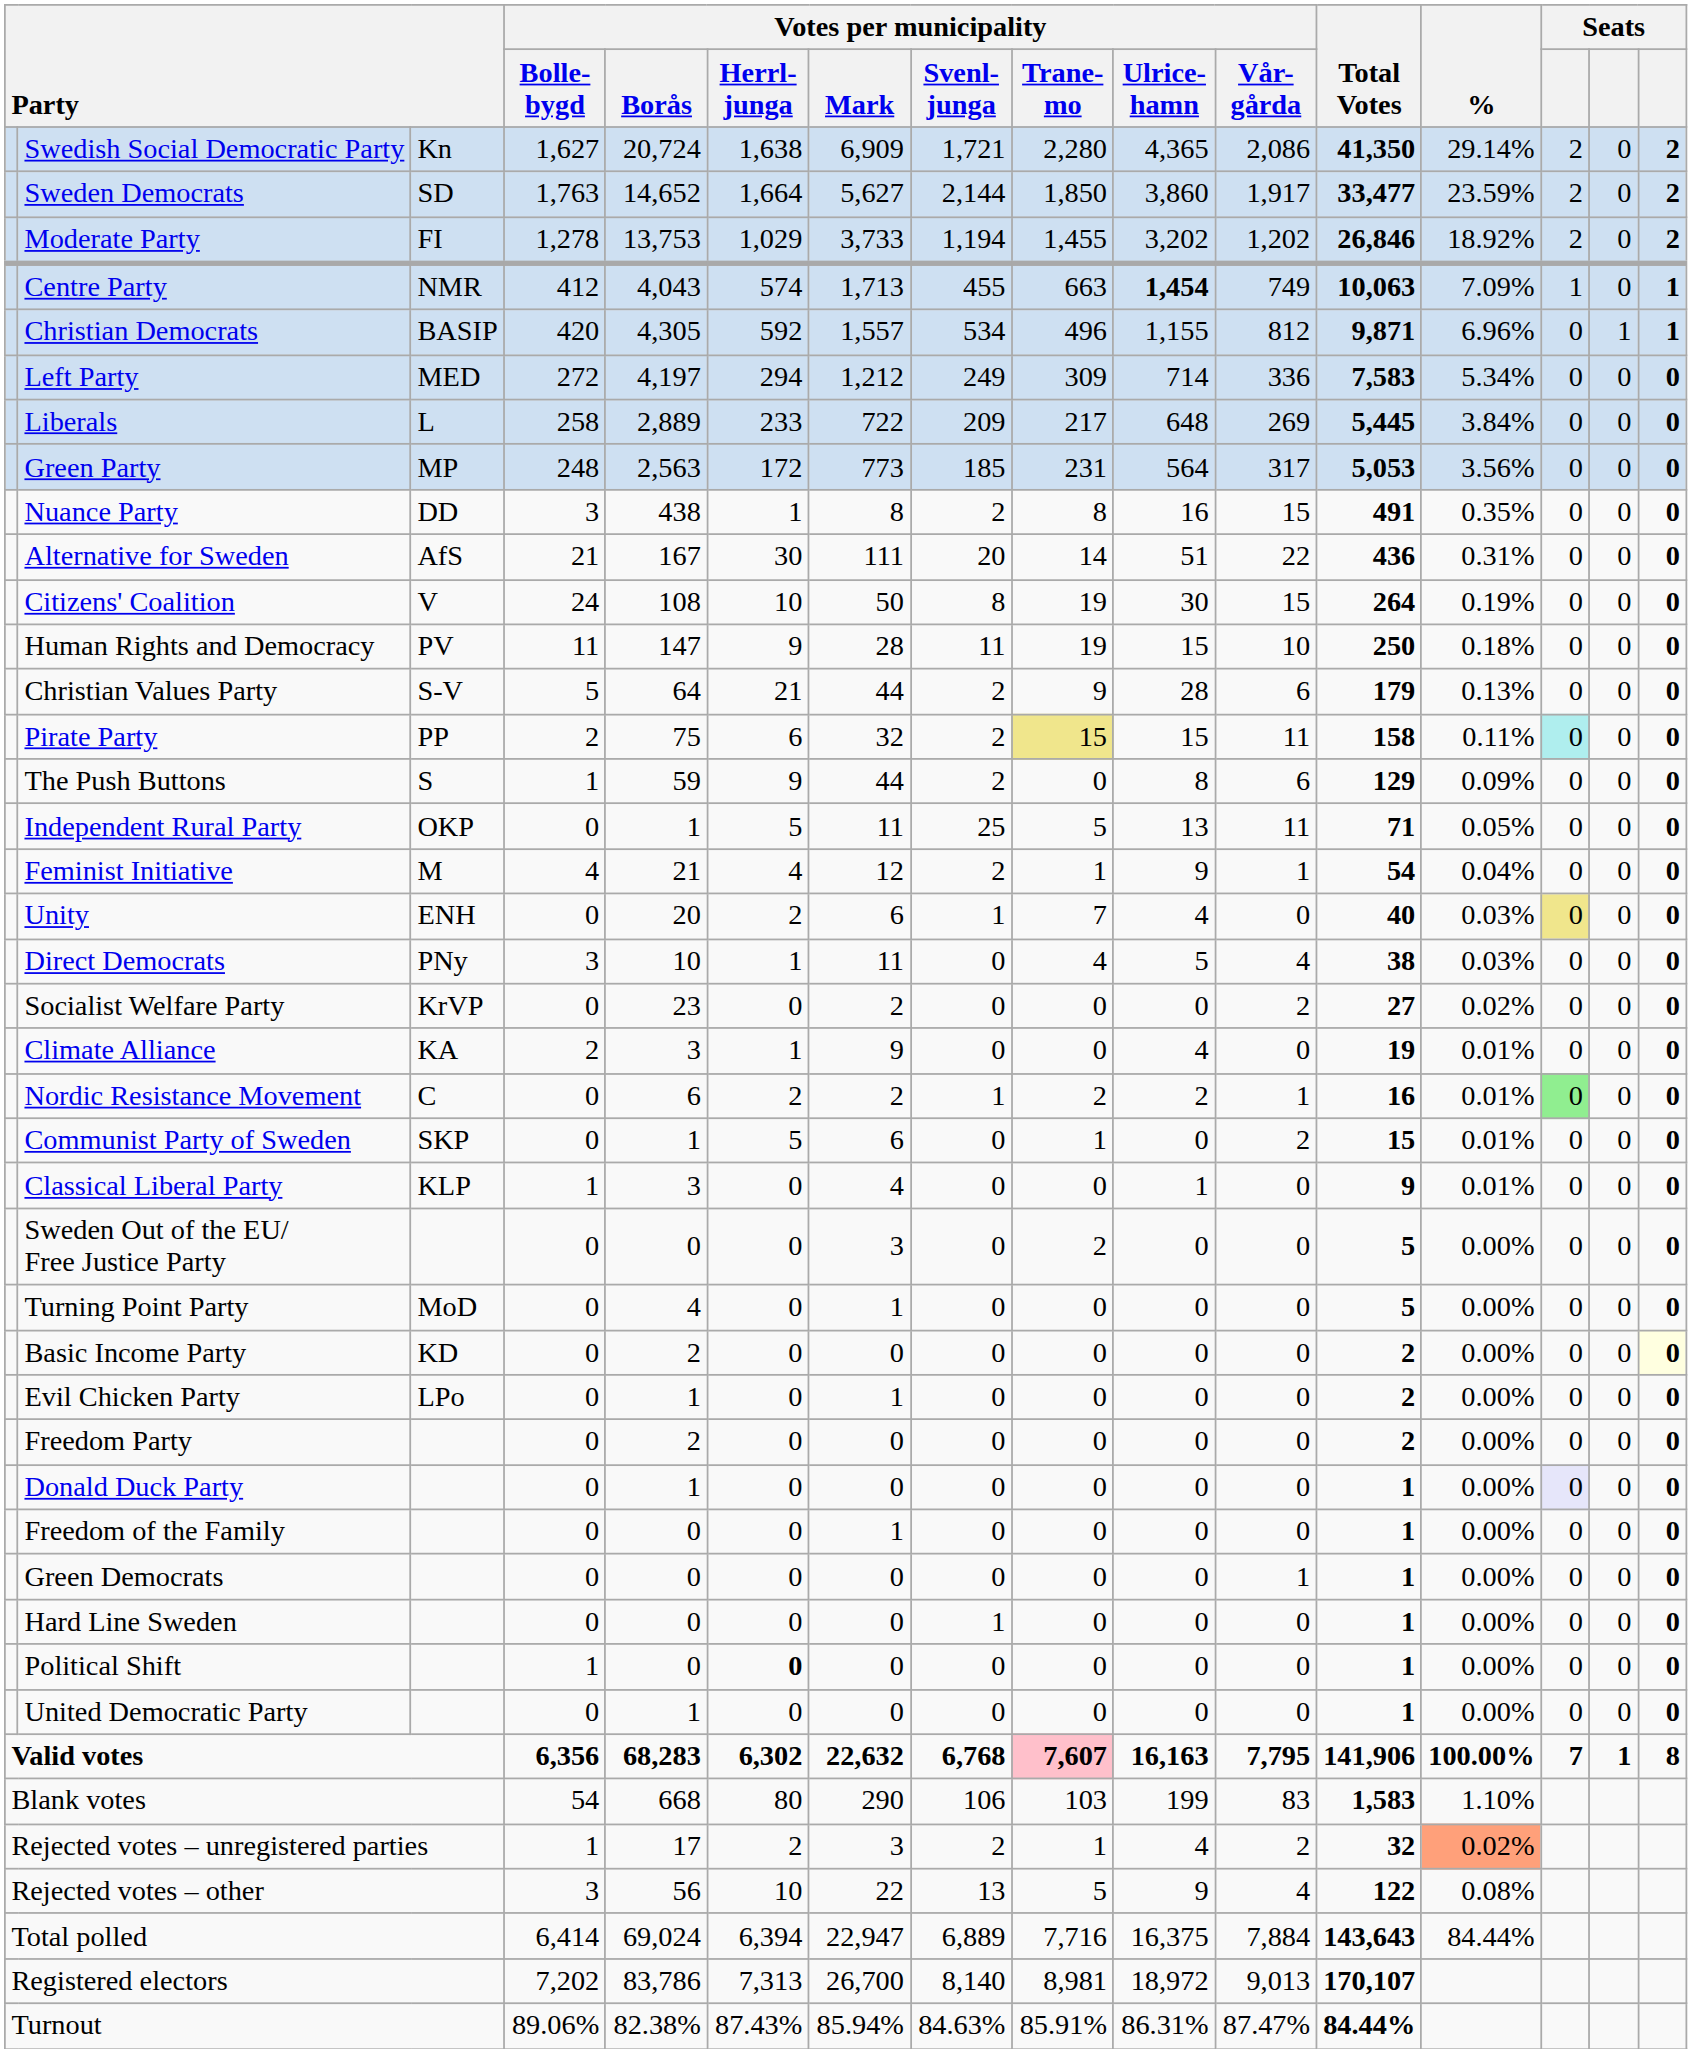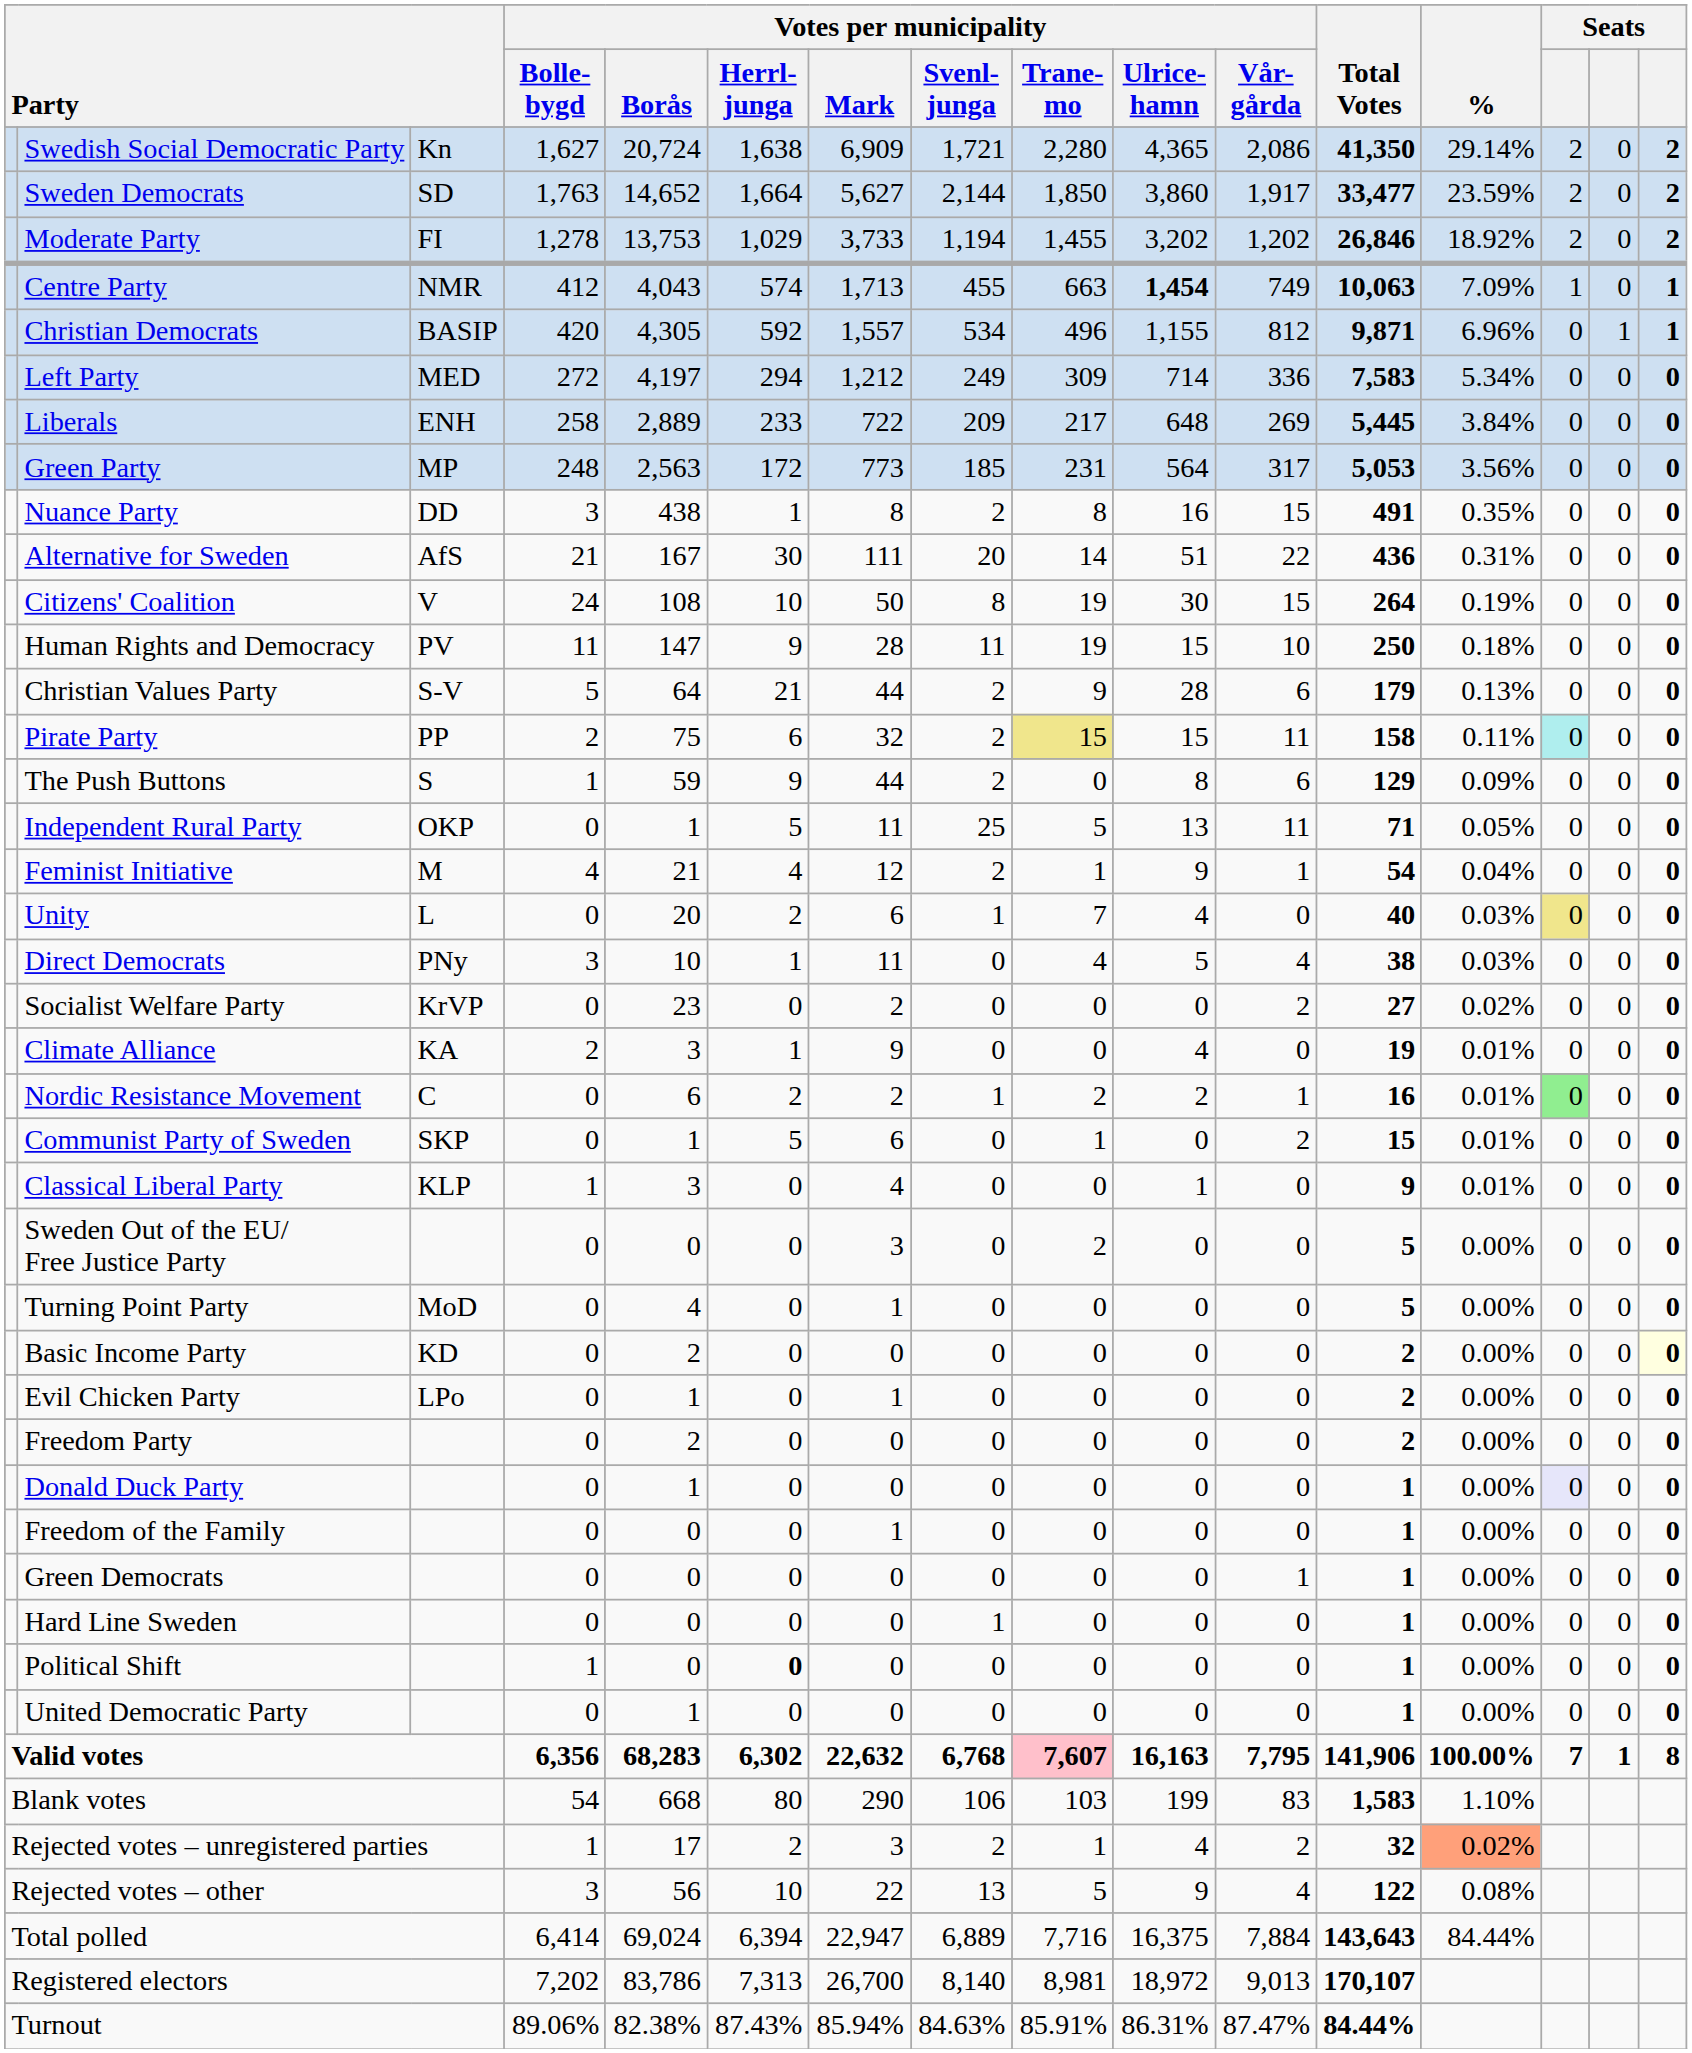(426, 421) L -> (447, 421) ENH
(447, 915) ENH -> (426, 915) L
